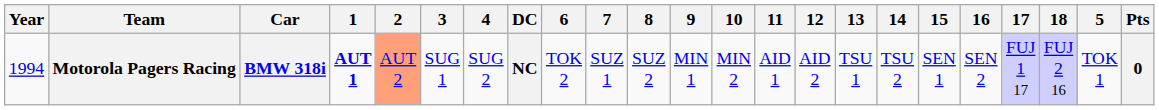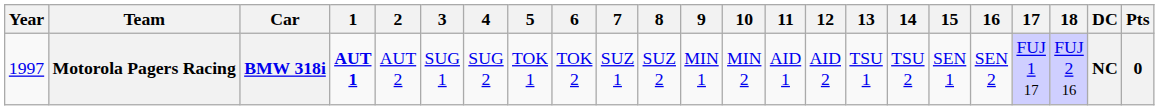columns swapped: (1100, 18) <-> (525, 18)
(27, 68) 1994 -> (27, 68) 1997
(398, 68) lightsalmon background -> (398, 68) no background
